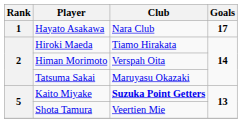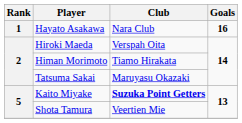(223, 28) 17 -> (223, 28) 16
(144, 45) Tiamo Hirakata -> (139, 45) Verspah Oita
(139, 61) Verspah Oita -> (144, 61) Tiamo Hirakata
